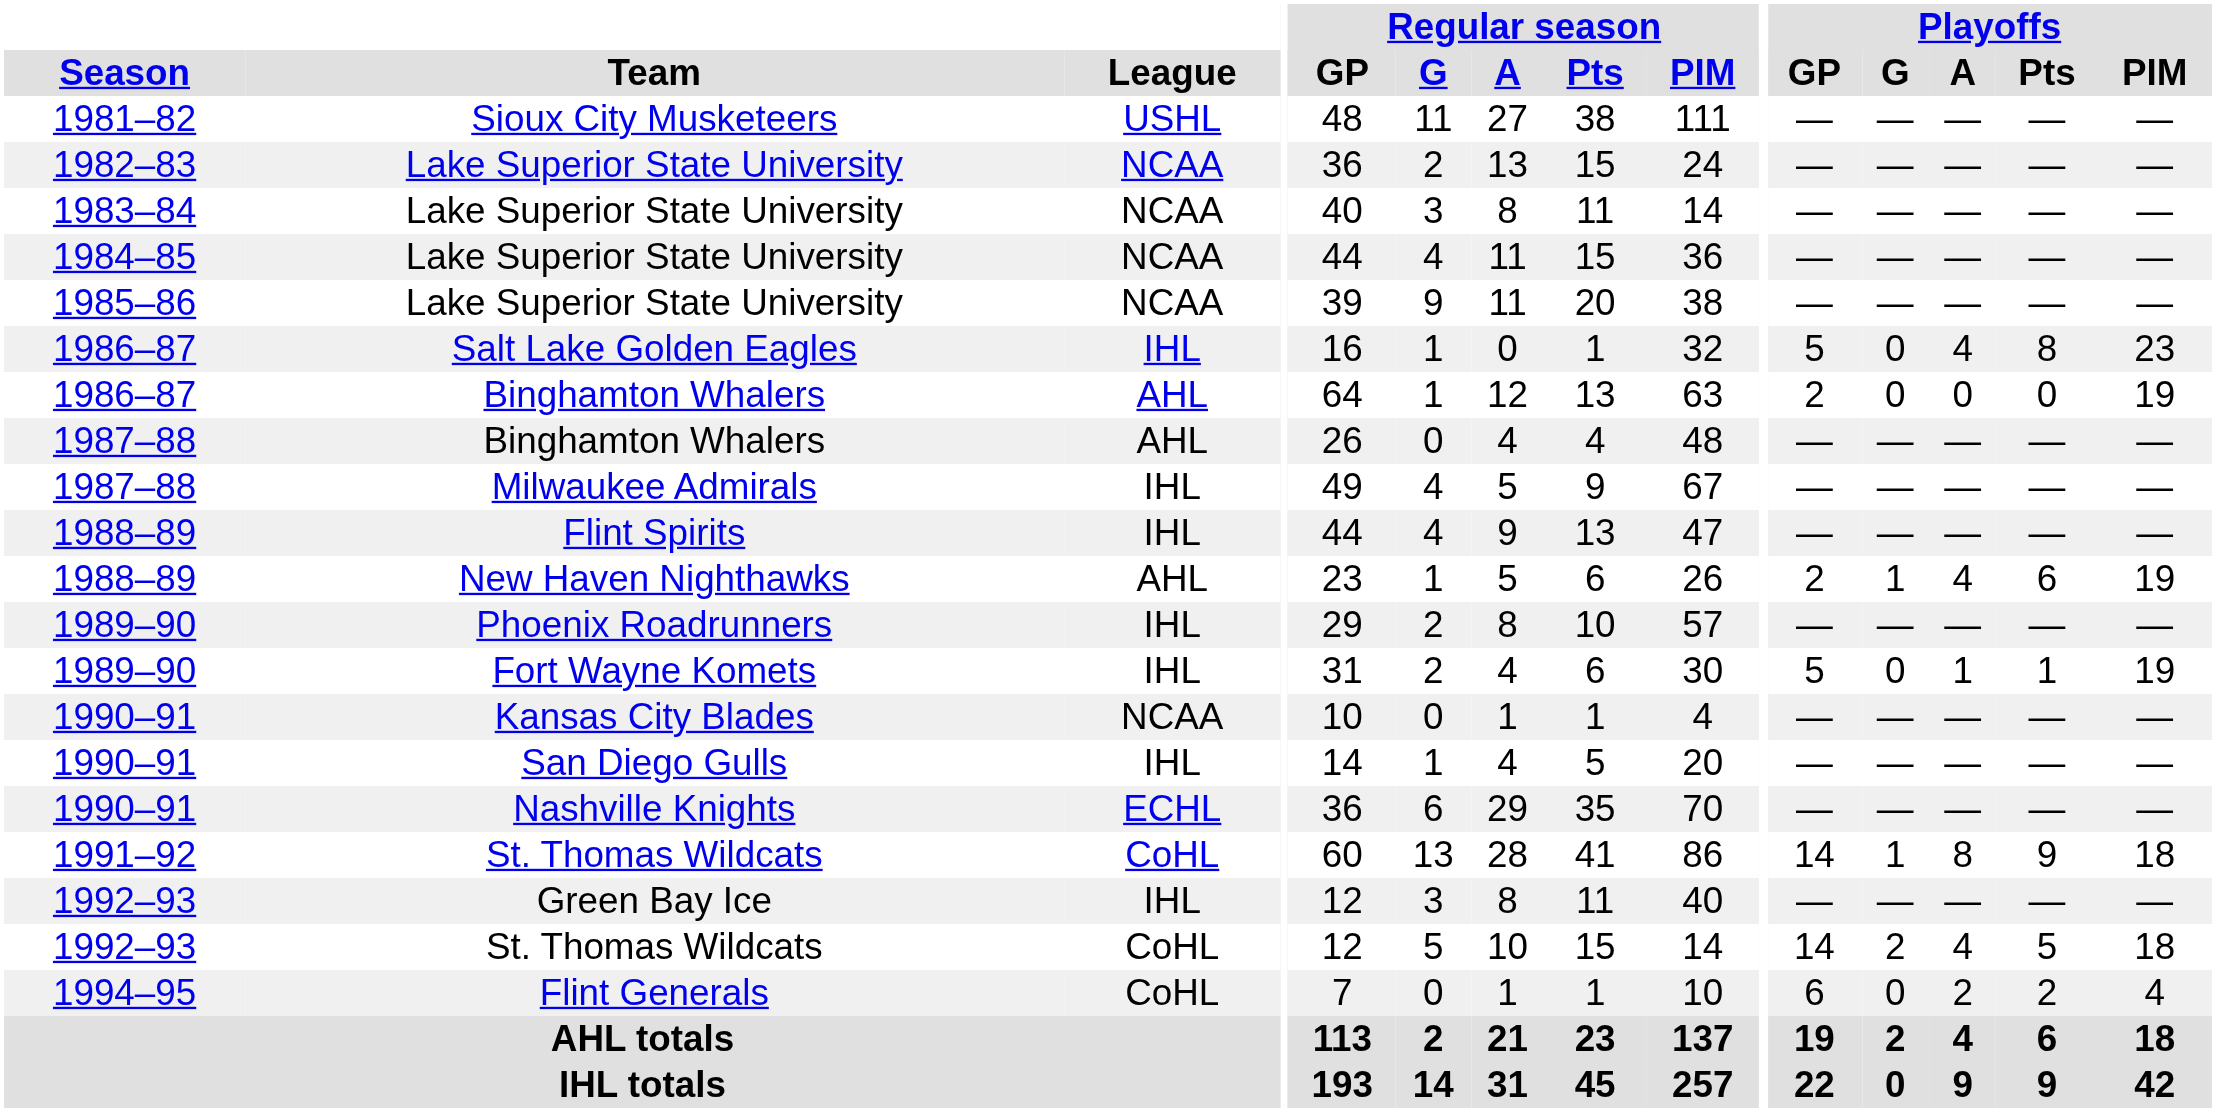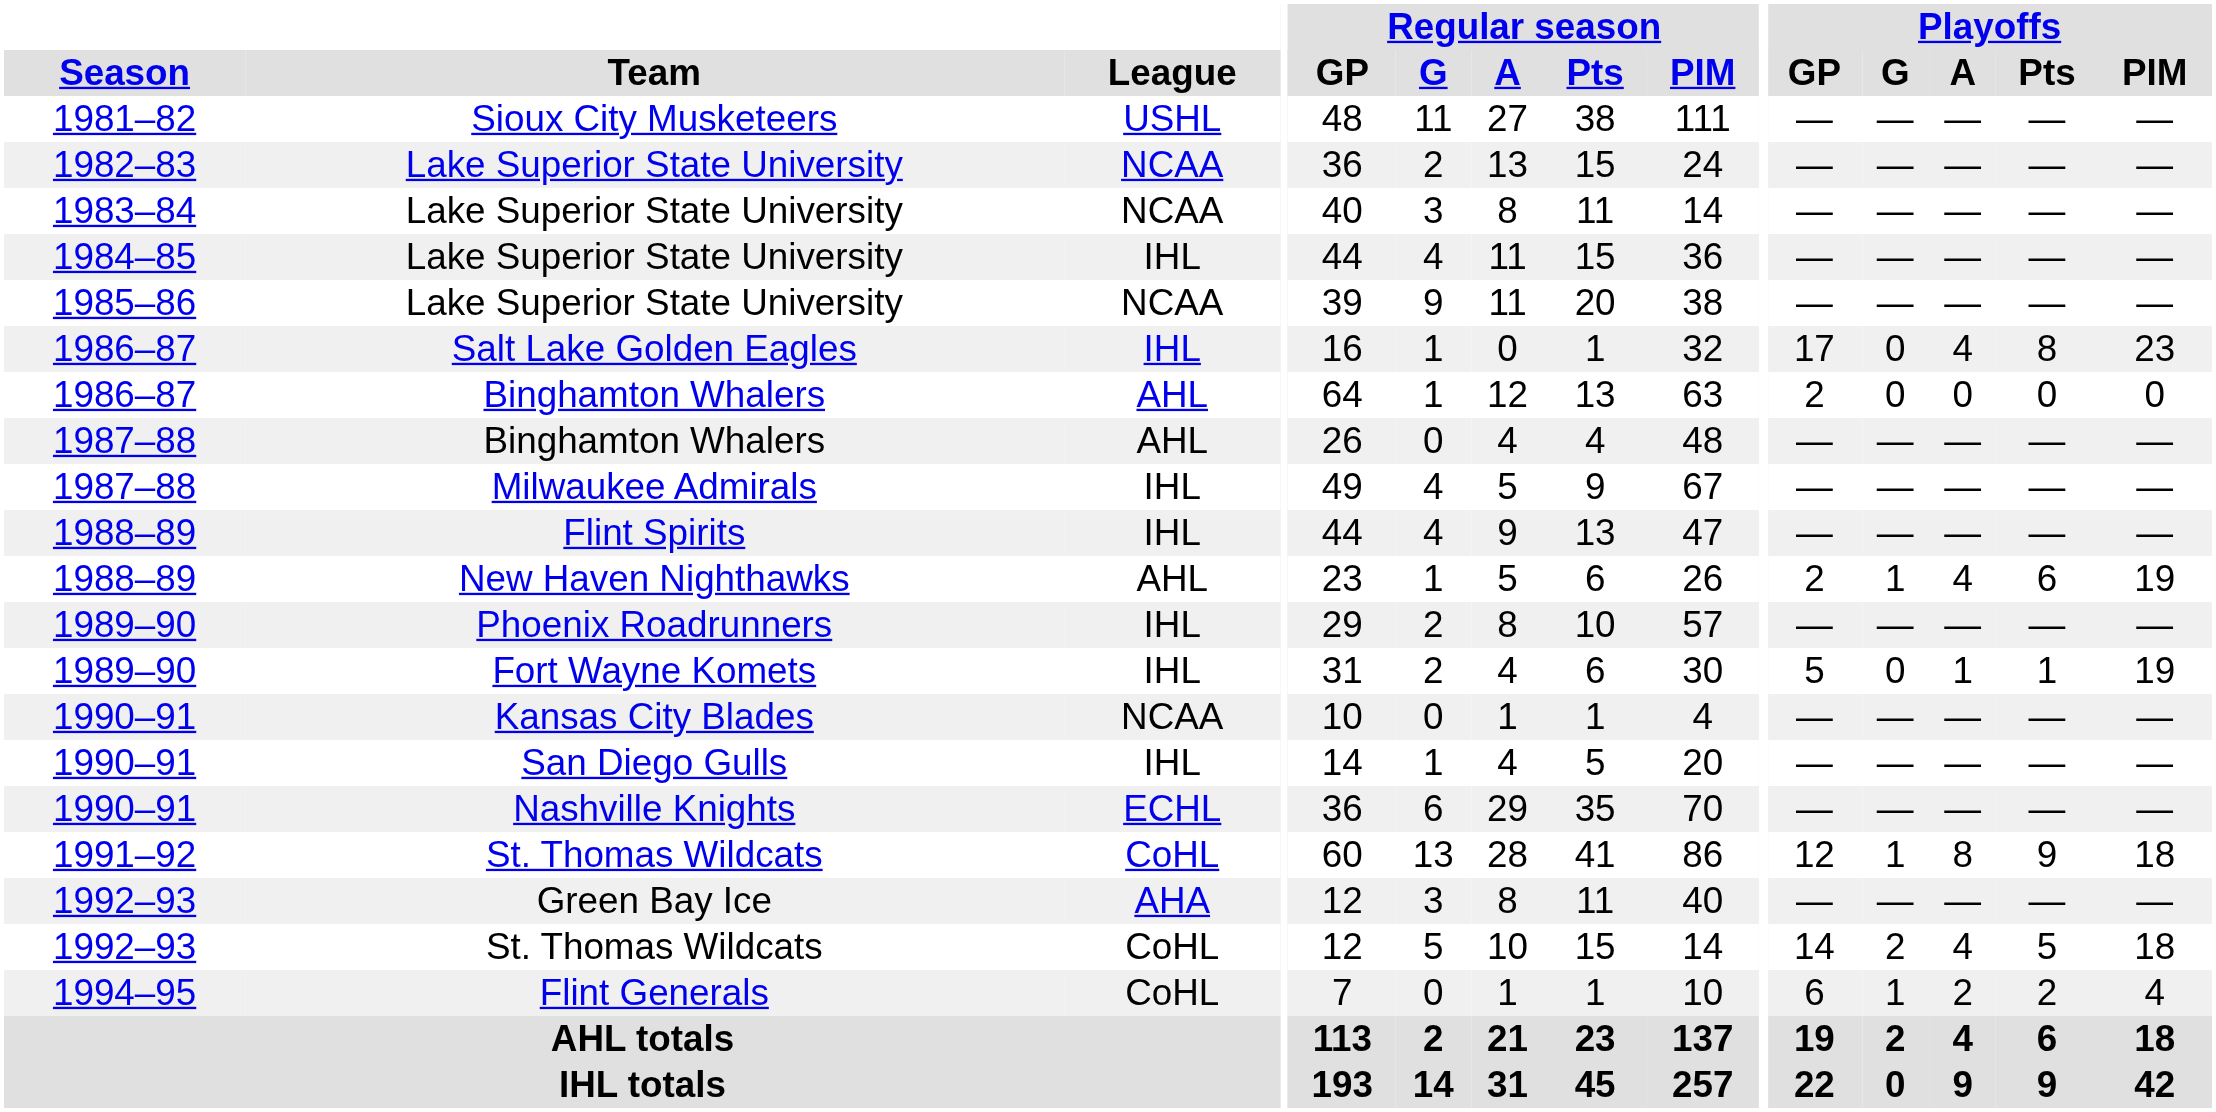(1172, 256) NCAA -> (1172, 256) IHL
(1814, 348) 5 -> (1814, 348) 17
(2155, 394) 19 -> (2155, 394) 0
(1814, 854) 14 -> (1814, 854) 12
(1172, 900) IHL -> (1172, 900) AHA
(1895, 992) 0 -> (1895, 992) 1
